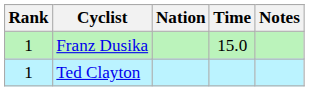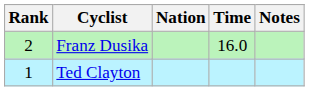(28, 45) 1 -> (28, 45) 2
(232, 45) 15.0 -> (232, 45) 16.0
